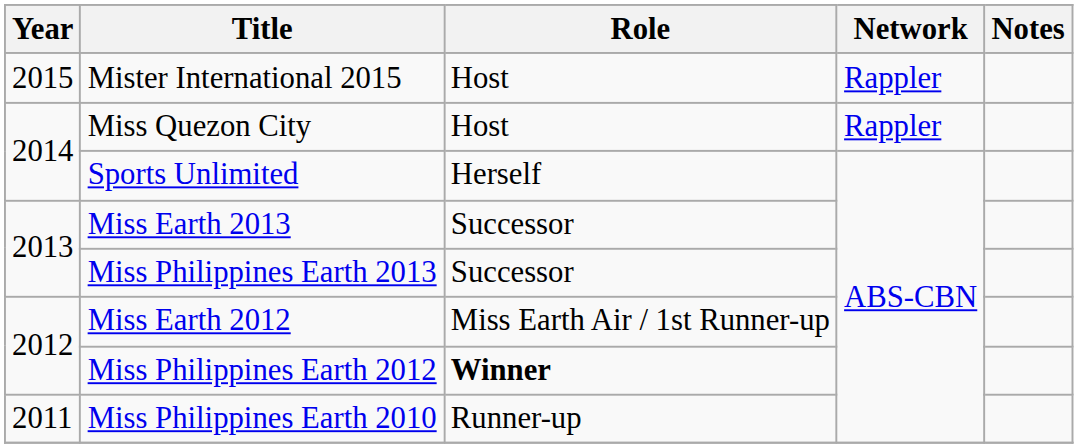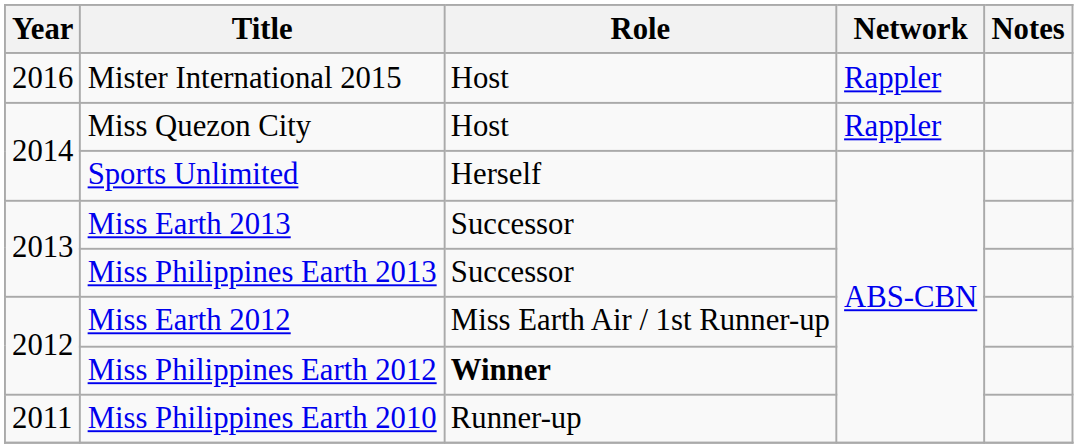(43, 77) 2015 -> (43, 77) 2016
